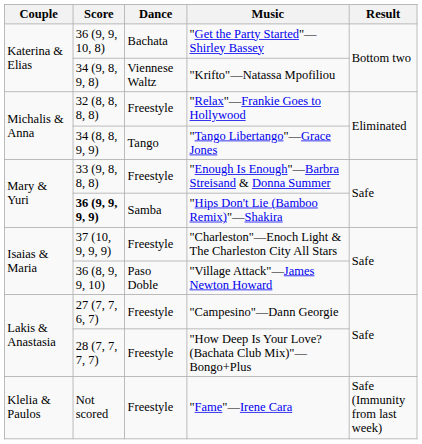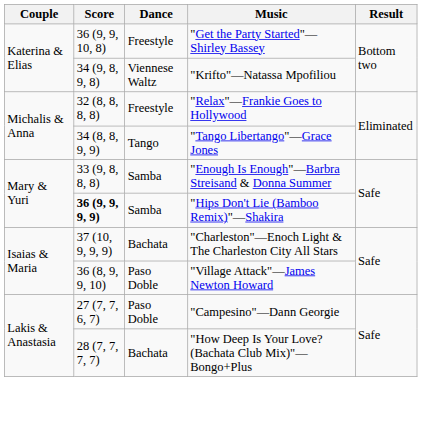(148, 41) Bachata -> (151, 41) Freestyle
(150, 176) Freestyle -> (145, 176) Samba
(150, 244) Freestyle -> (148, 244) Bachata
(150, 311) Freestyle -> (143, 311) Paso Doble
(150, 352) Freestyle -> (148, 352) Bachata
- row: (241, 407)
